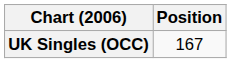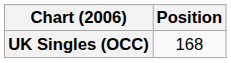(189, 44) 167 -> (189, 44) 168
